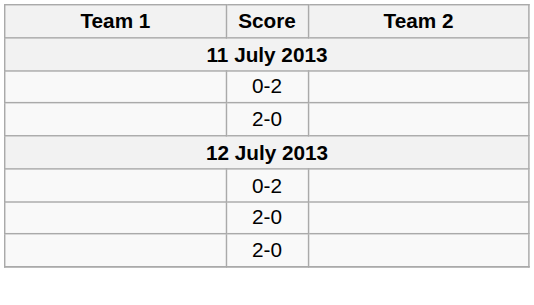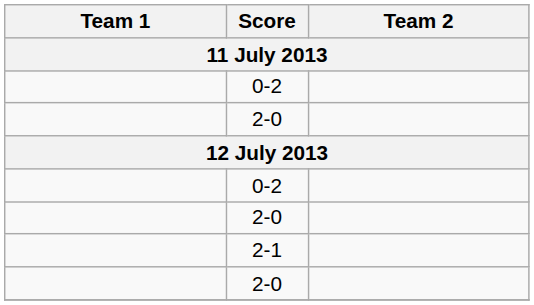+ row: (115, 251)
